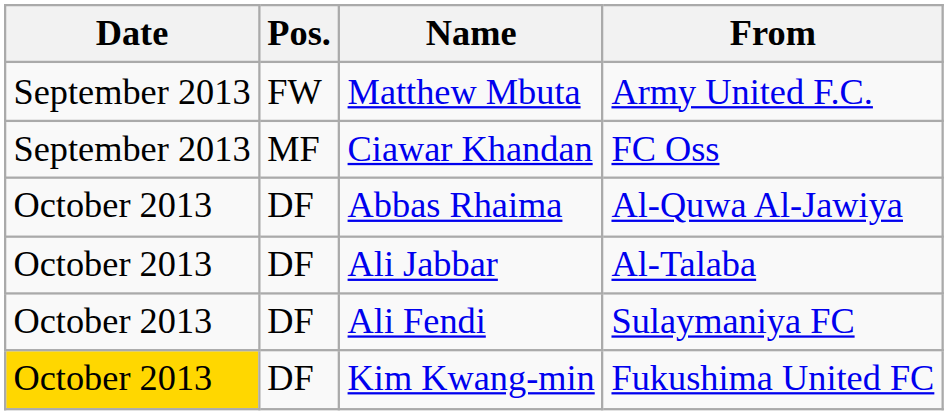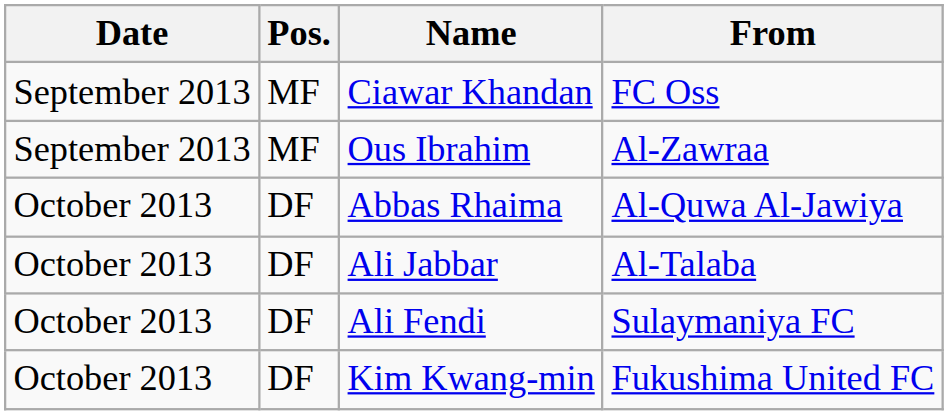- row: (464, 90)
+ row: (439, 148)
(113, 378) gold background -> (113, 378) no background
